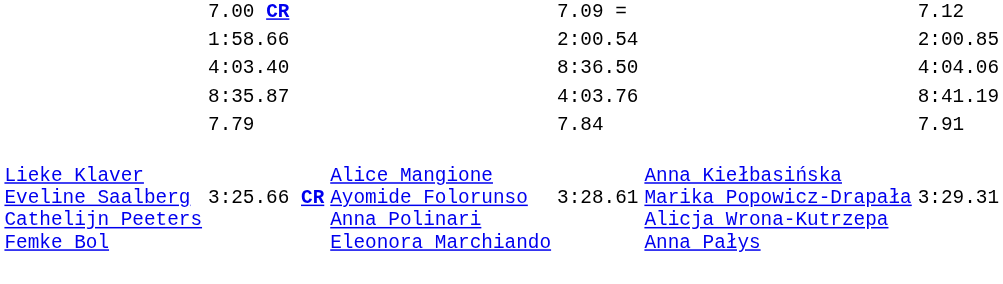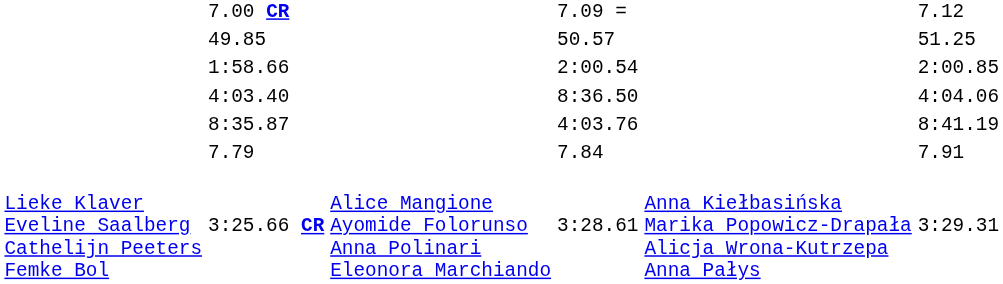+ row: (237, 40)
